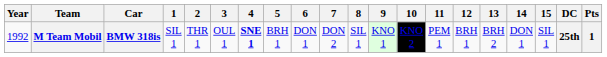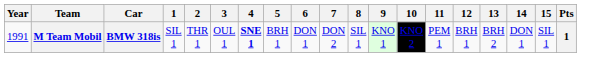- column: (569, 12)
(18, 37) 1992 -> (18, 37) 1991
